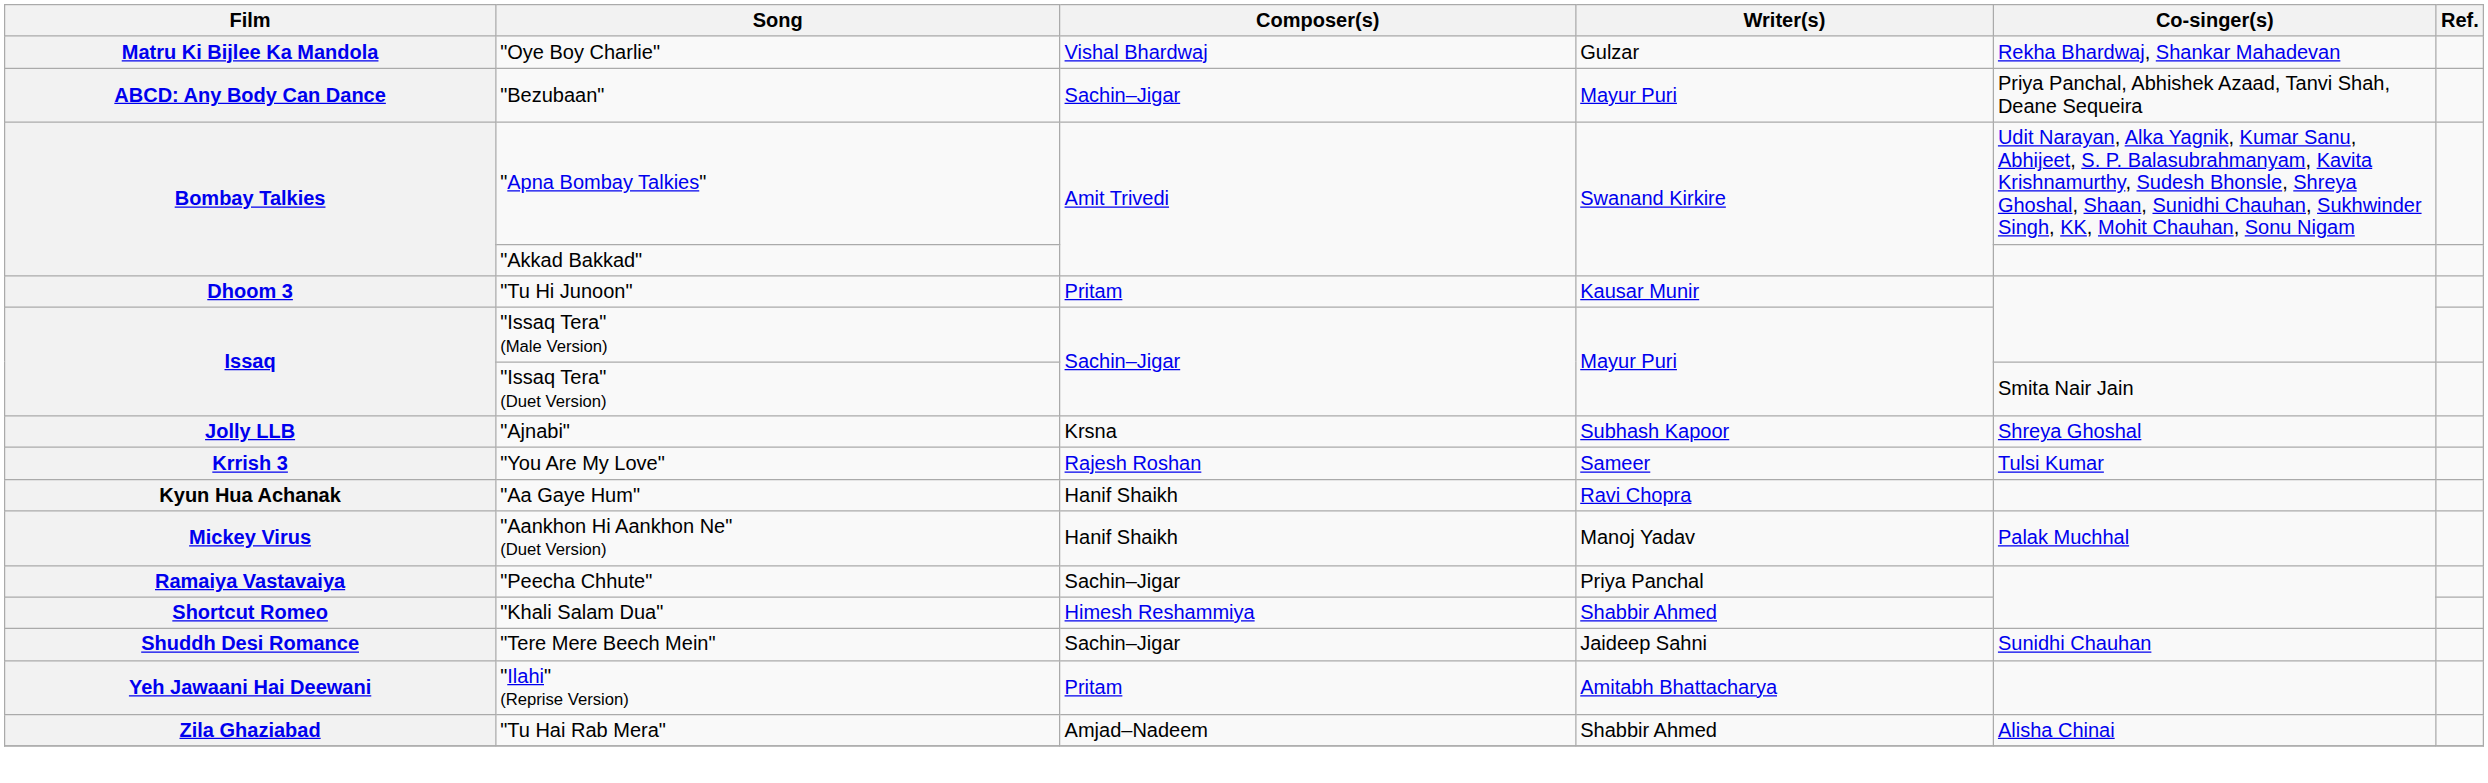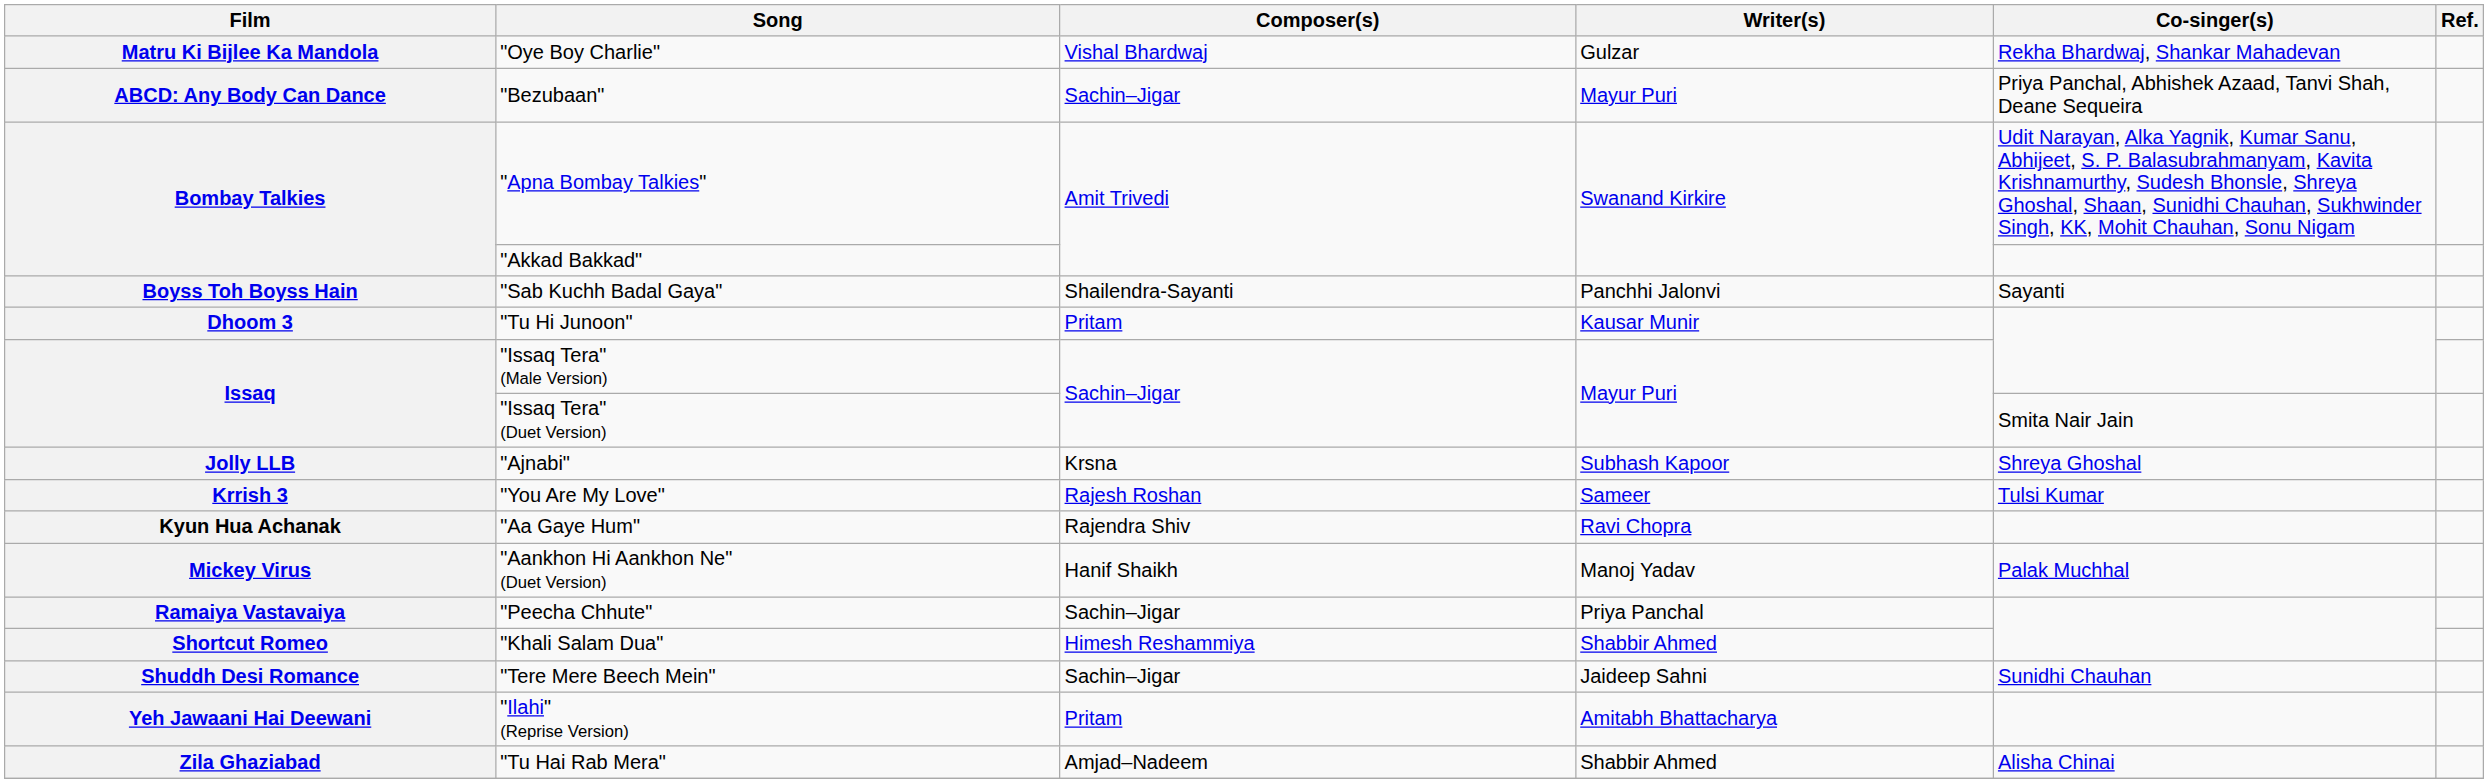+ row: (611, 291)
(1121, 495) Hanif Shaikh -> (1127, 526) Rajendra Shiv
